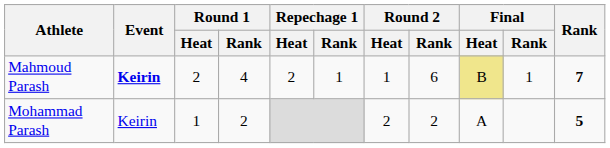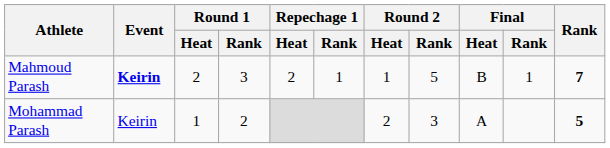(244, 77) 4 -> (244, 77) 3
(434, 77) 6 -> (434, 77) 5
(482, 77) khaki background -> (482, 77) no background
(434, 121) 2 -> (434, 121) 3
